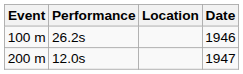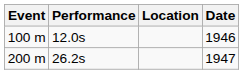(69, 37) 26.2s -> (69, 37) 12.0s
(69, 59) 12.0s -> (69, 59) 26.2s
